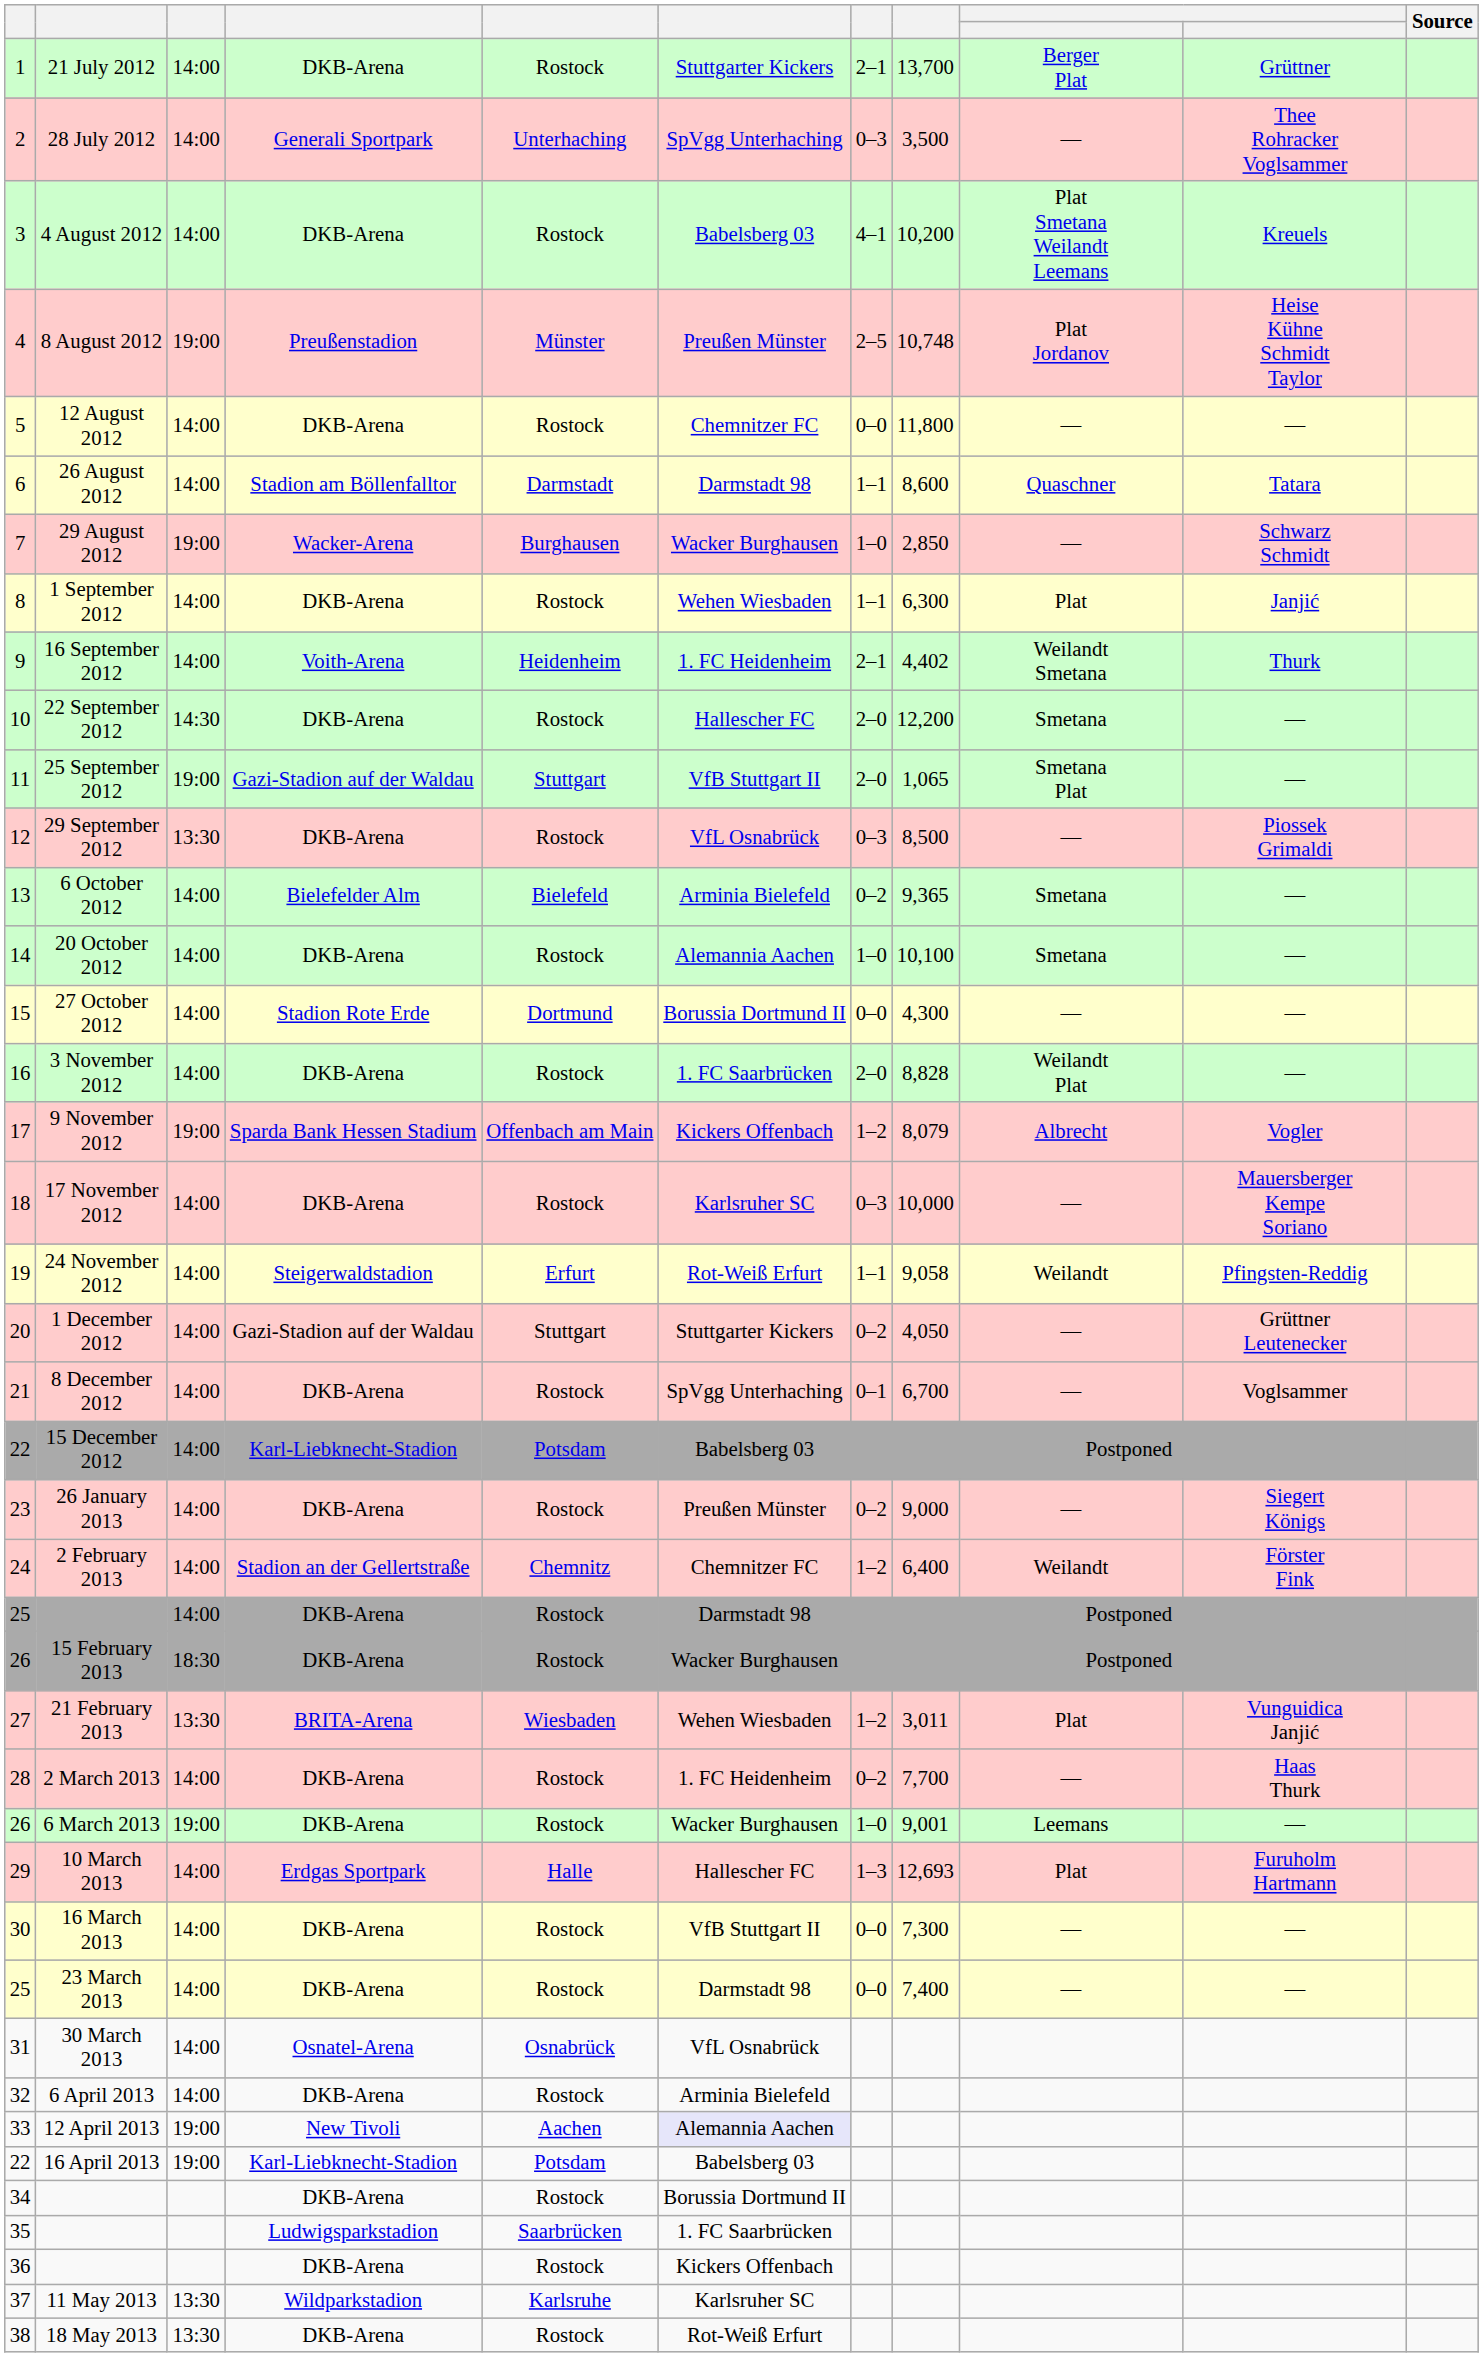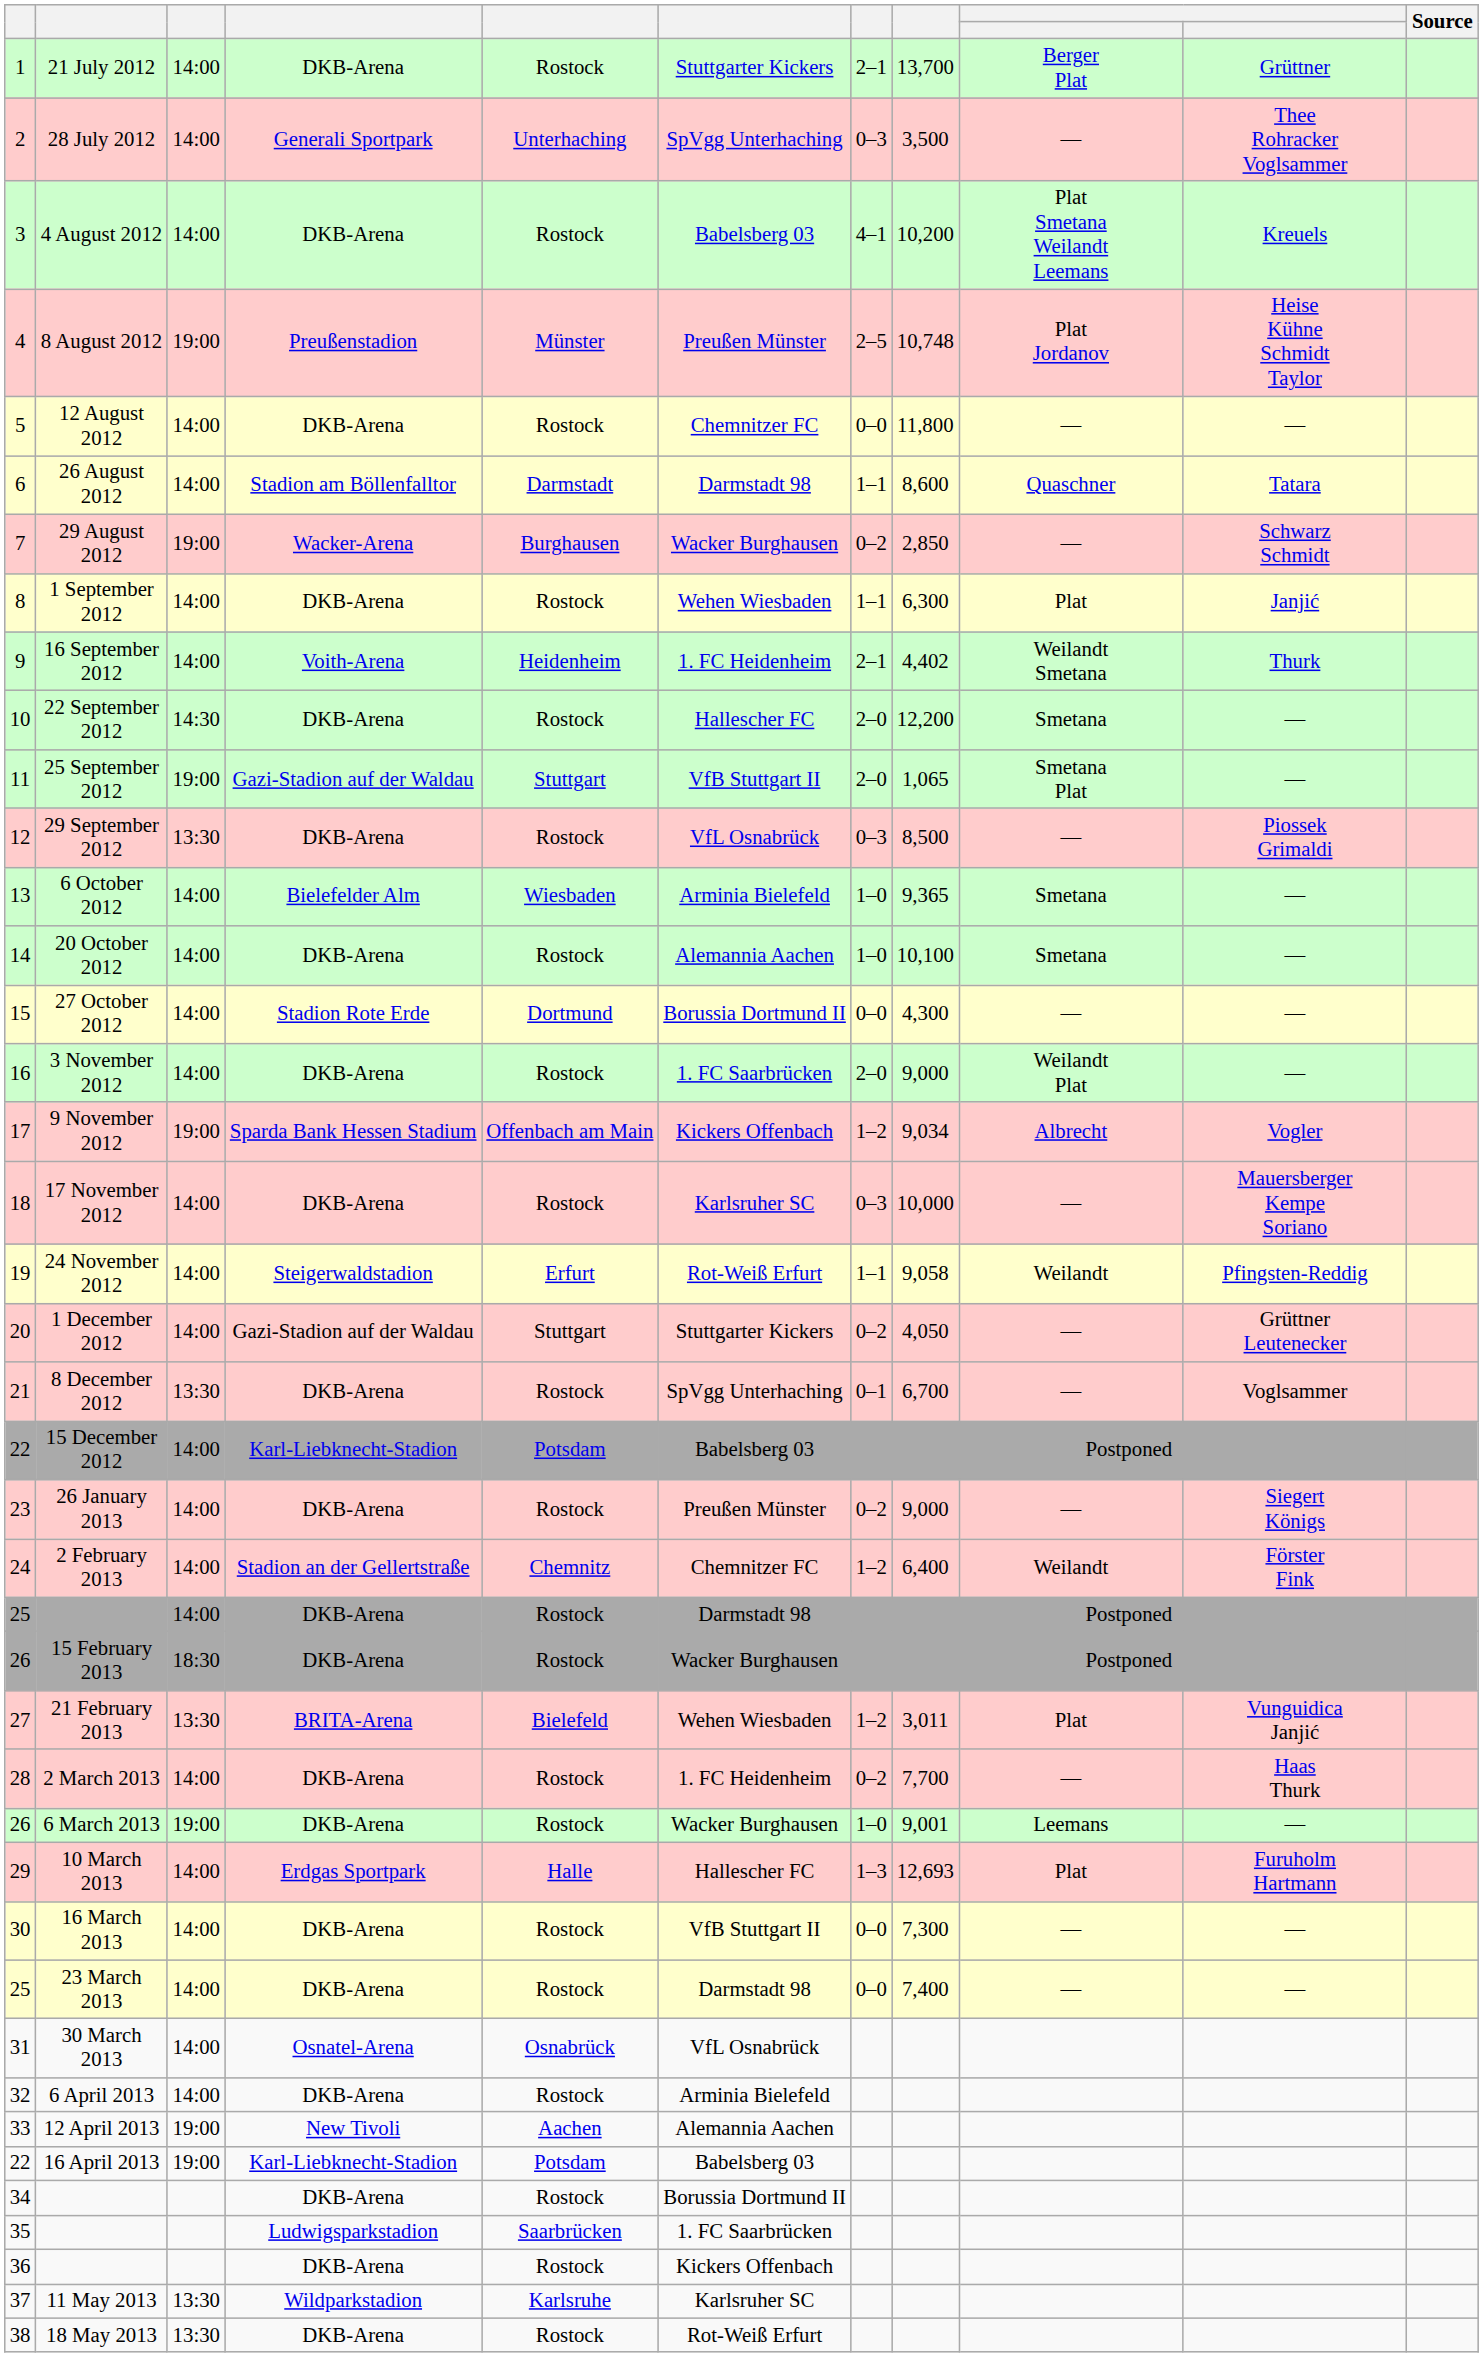(871, 543) 1–0 -> (871, 543) 0–2
(570, 895) Bielefeld -> (570, 895) Wiesbaden
(871, 895) 0–2 -> (871, 895) 1–0
(925, 1072) 8,828 -> (925, 1072) 9,000
(925, 1131) 8,079 -> (925, 1131) 9,034
(196, 1390) 14:00 -> (196, 1390) 13:30
(570, 1719) Wiesbaden -> (570, 1719) Bielefeld
(755, 2128) lavender background -> (755, 2128) no background
